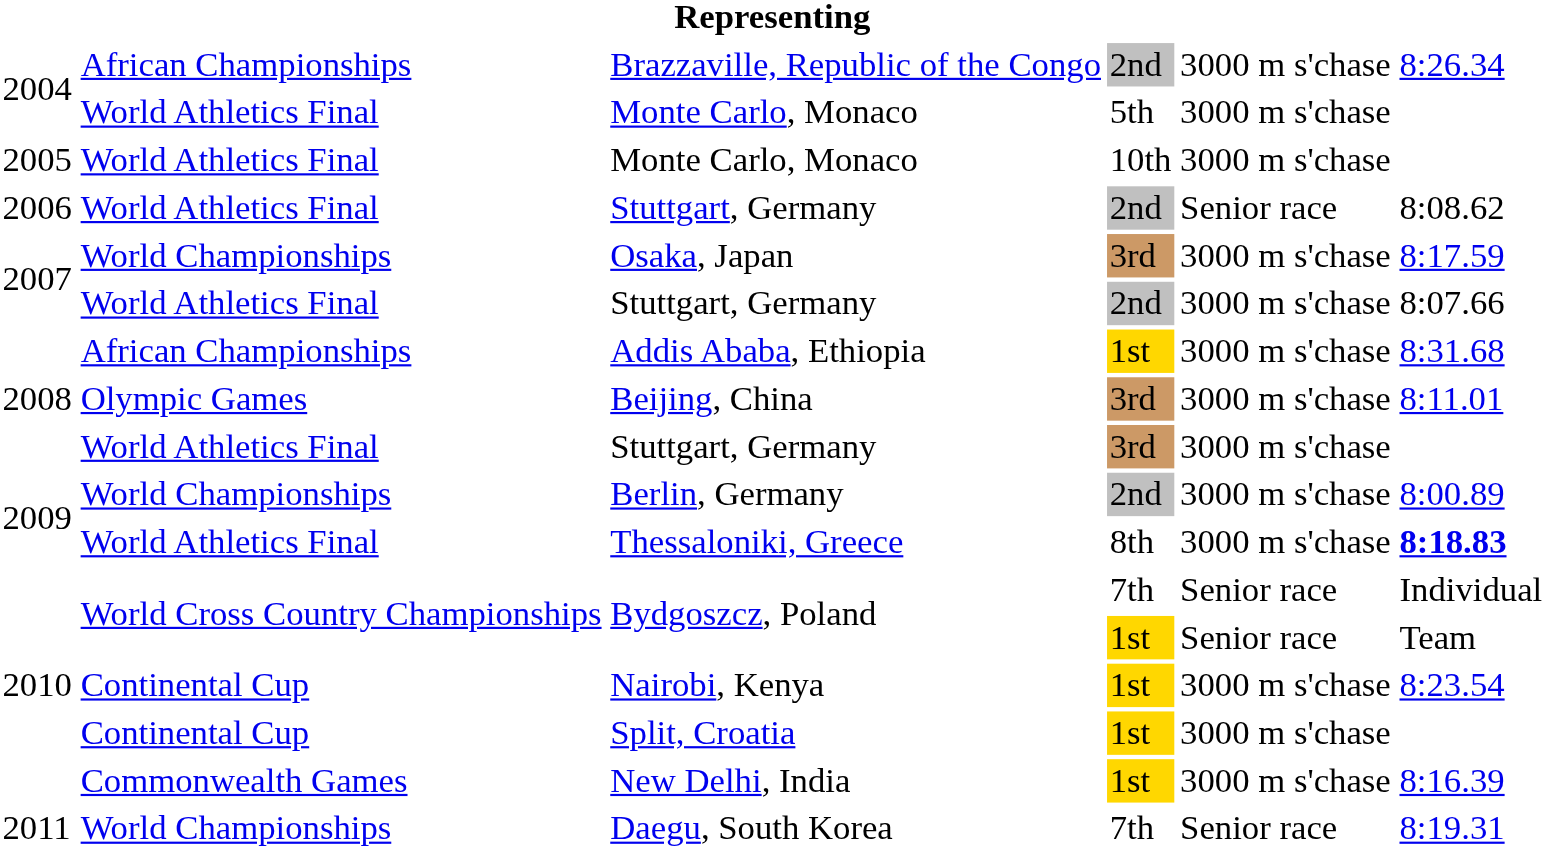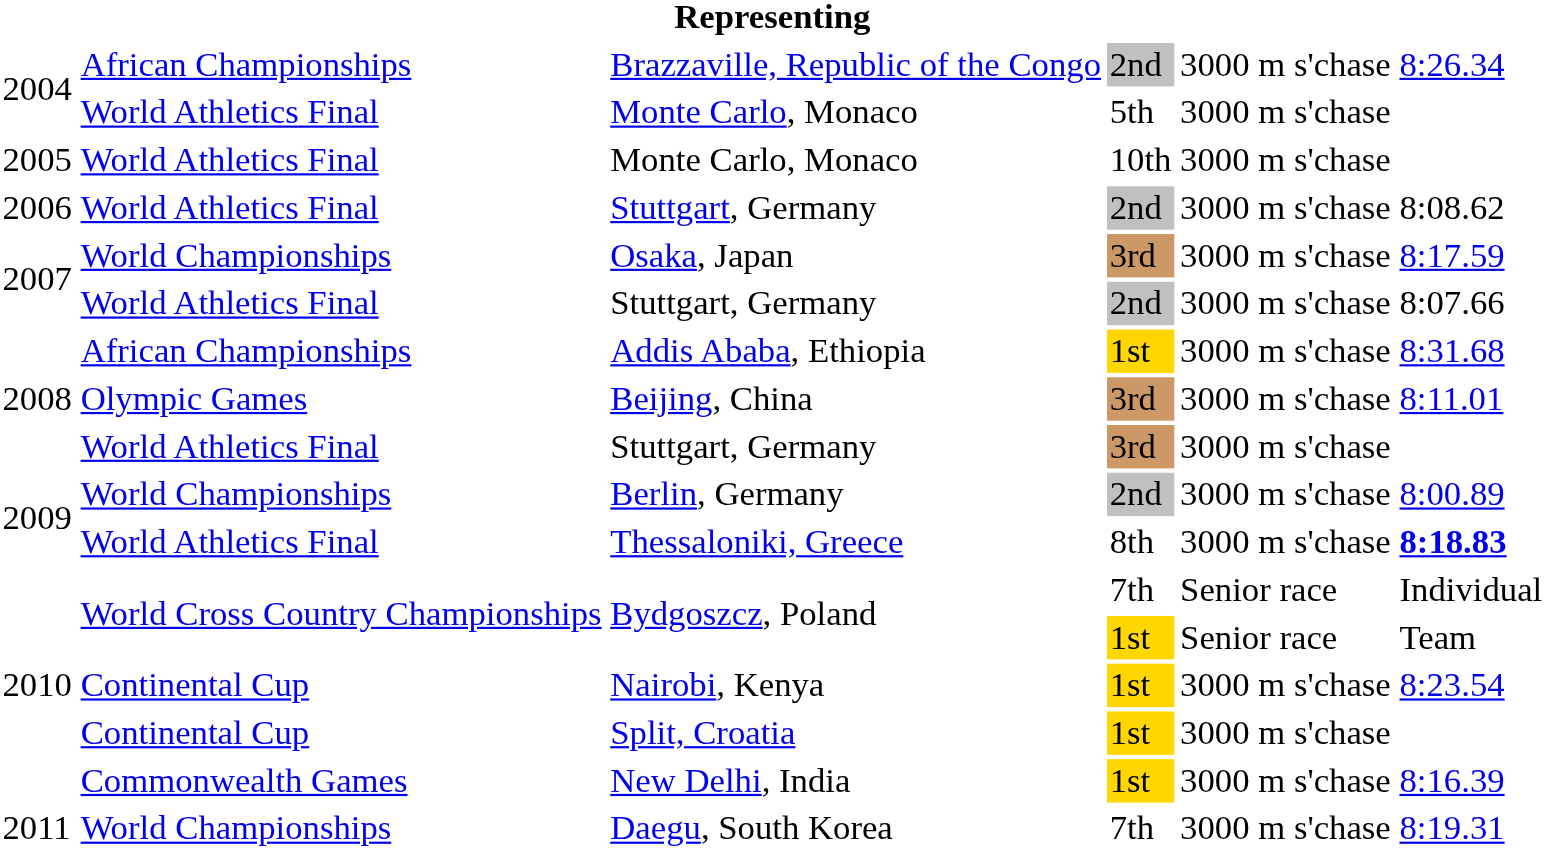(1259, 207) Senior race -> (1285, 207) 3000 m s'chase
(1259, 828) Senior race -> (1285, 828) 3000 m s'chase
